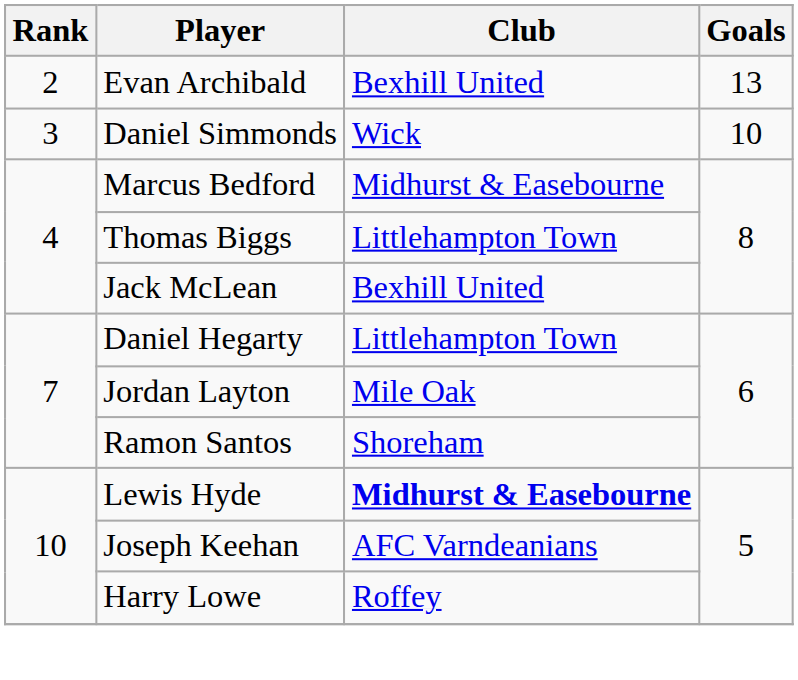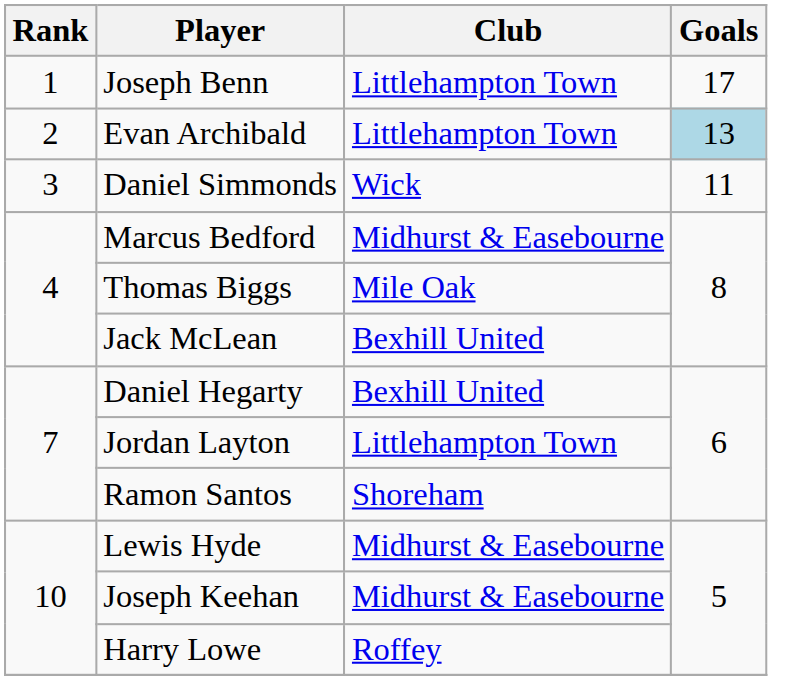+ row: (186, 81)
(448, 81) Bexhill United -> (484, 133) Littlehampton Town
(746, 81) no background -> (719, 133) lightblue background
(746, 133) 10 -> (719, 184) 11
(484, 236) Littlehampton Town -> (414, 287) Mile Oak
(484, 339) Littlehampton Town -> (448, 390) Bexhill United
(414, 390) Mile Oak -> (484, 442) Littlehampton Town
(522, 493) bold -> (508, 545) normal
(475, 545) AFC Varndeanians -> (508, 596) Midhurst & Easebourne
